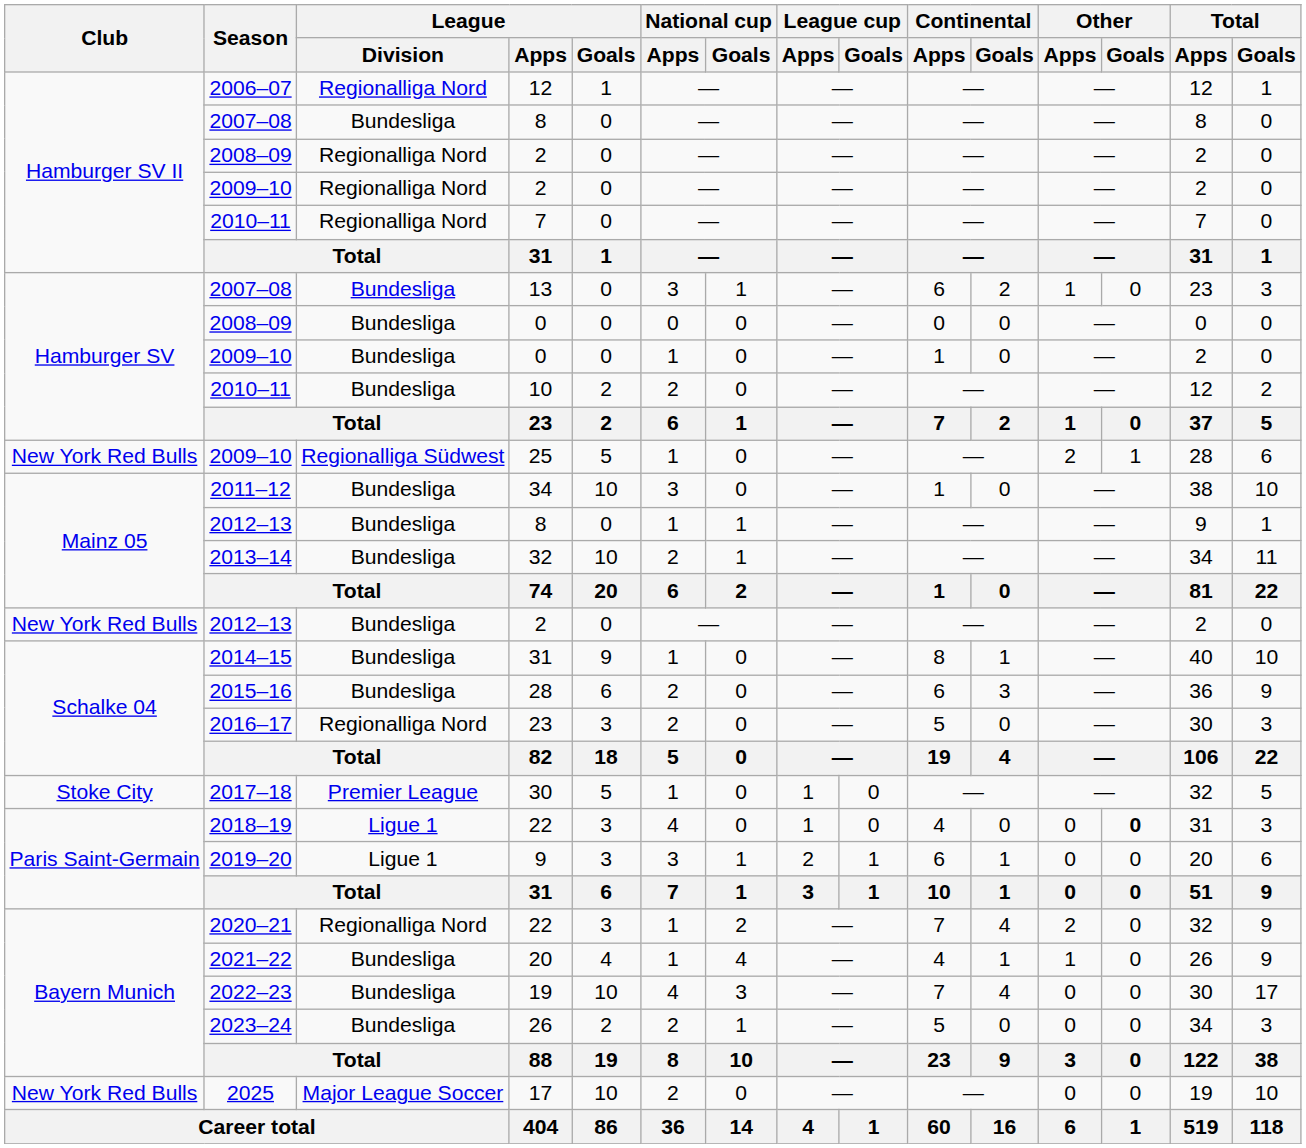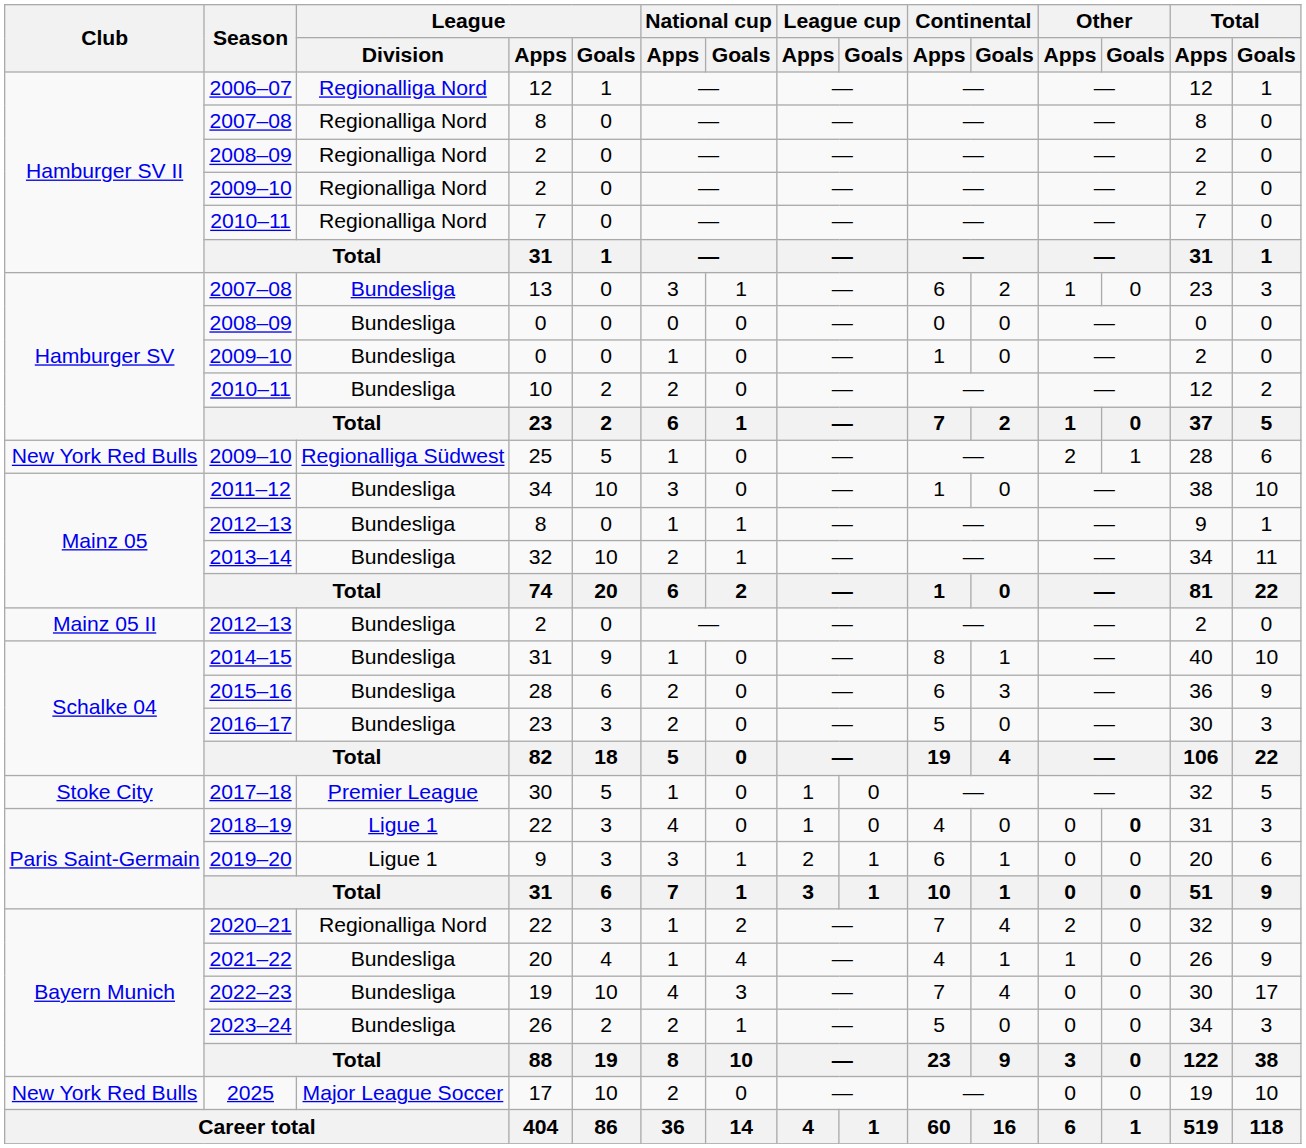(403, 121) Bundesliga -> (403, 121) Regionalliga Nord
(105, 624) New York Red Bulls -> (105, 624) Mainz 05 II
(403, 724) Regionalliga Nord -> (403, 724) Bundesliga
